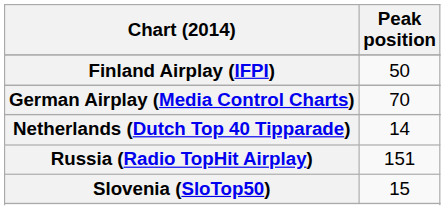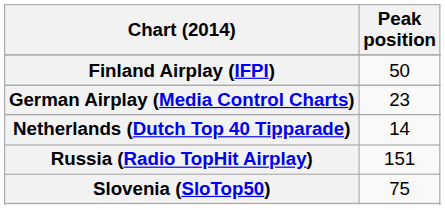(400, 99) 70 -> (400, 99) 23
(400, 188) 15 -> (400, 188) 75
